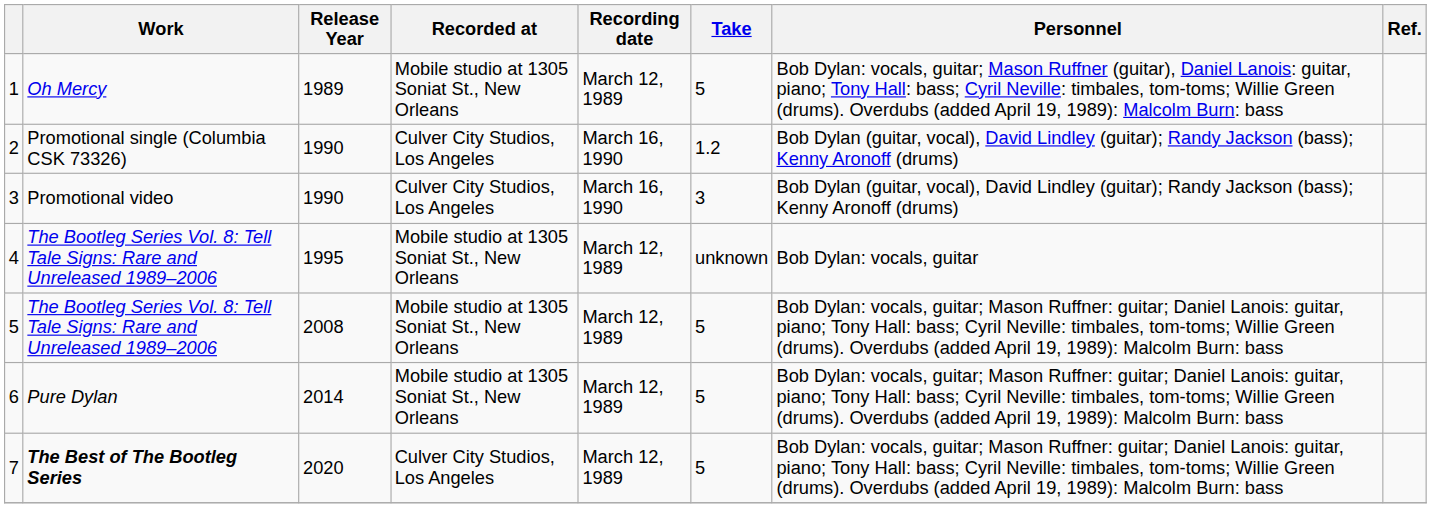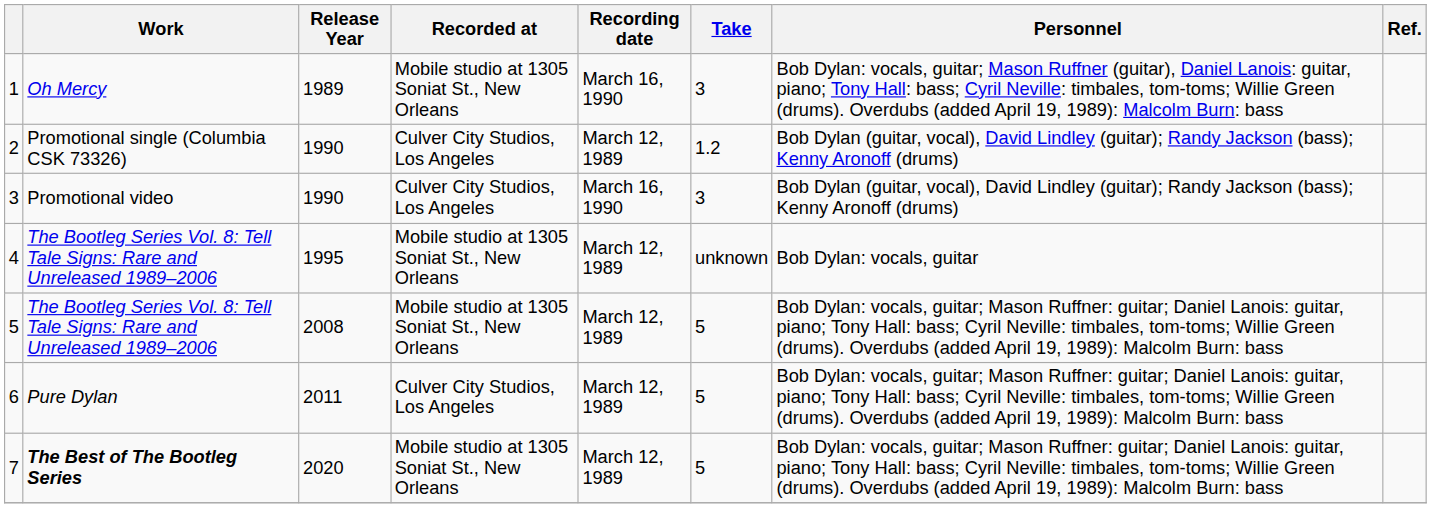(623, 88) March 12, 1989 -> (623, 88) March 16, 1990
(700, 88) 5 -> (700, 88) 3
(623, 148) March 16, 1990 -> (623, 148) March 12, 1989
(323, 397) 2014 -> (323, 397) 2011
(481, 397) Mobile studio at 1305 Soniat St., New Orleans -> (475, 397) Culver City Studios, Los Angeles
(475, 467) Culver City Studios, Los Angeles -> (481, 467) Mobile studio at 1305 Soniat St., New Orleans
